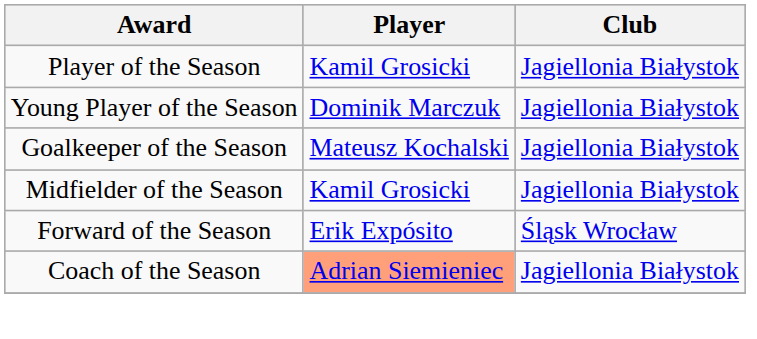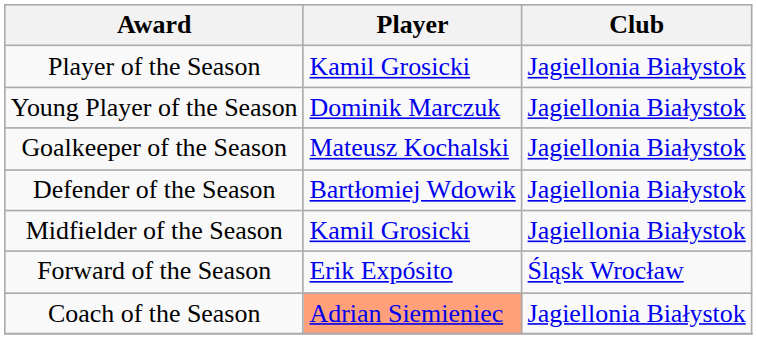+ row: (154, 189)
